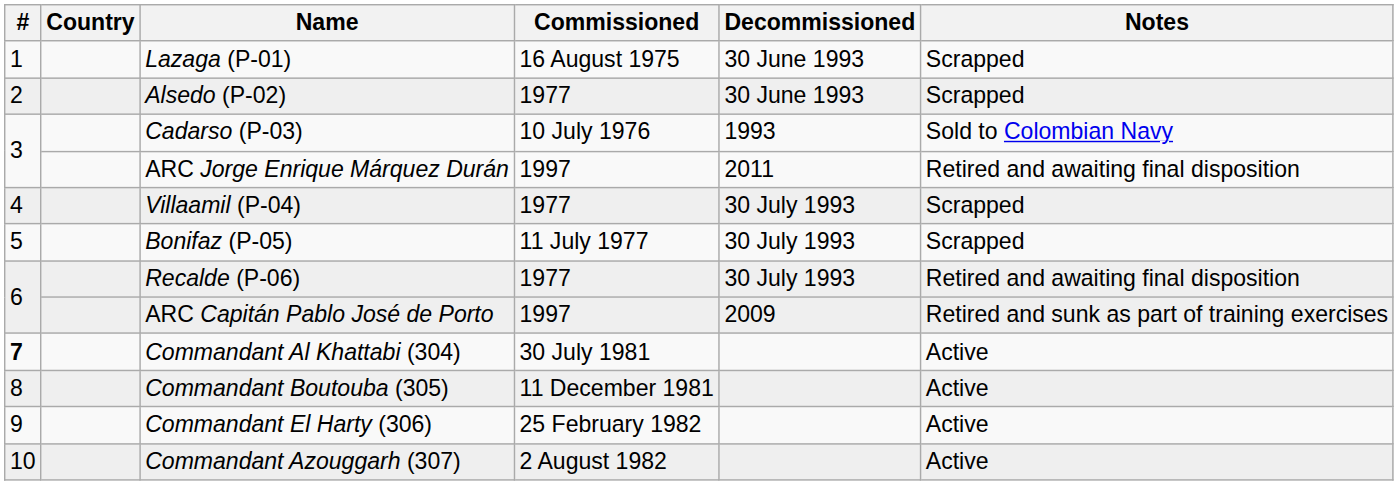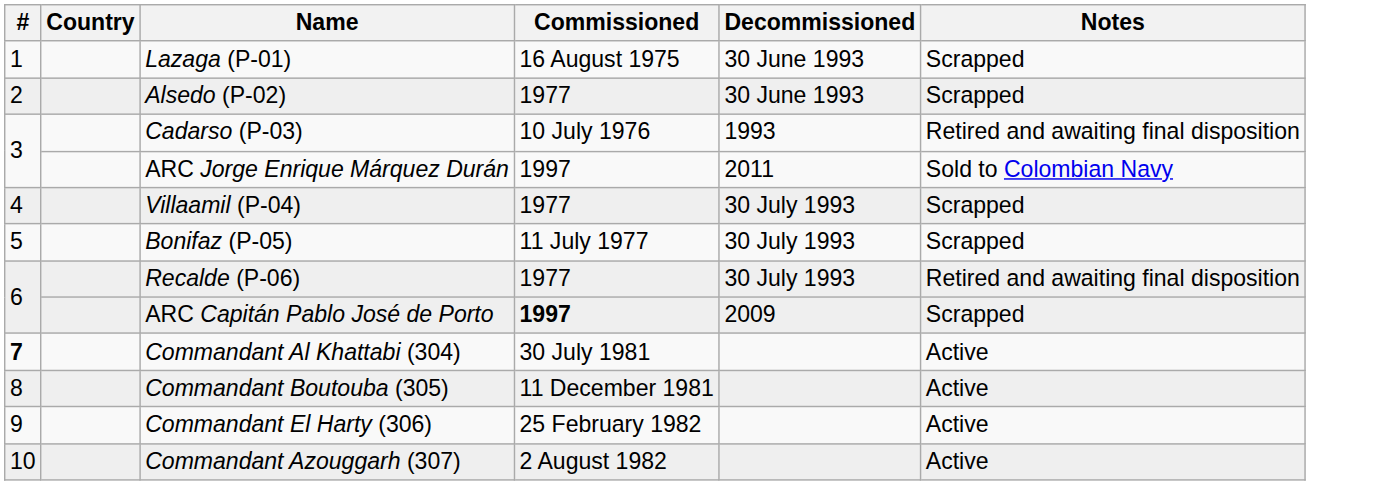(1049, 132) Sold to Colombian Navy -> (1113, 132) Retired and awaiting final disposition
(1113, 168) Retired and awaiting final disposition -> (1049, 168) Sold to Colombian Navy
(545, 315) normal -> (545, 315) bold
(1157, 315) Retired and sunk as part of training exercises -> (975, 315) Scrapped
